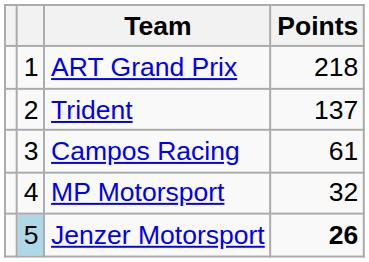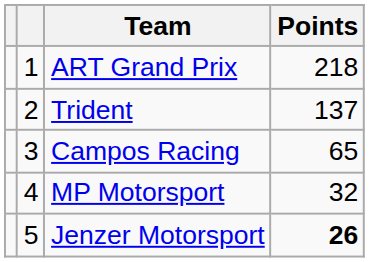(344, 151) 61 -> (344, 151) 65
(31, 234) lightblue background -> (31, 234) no background
